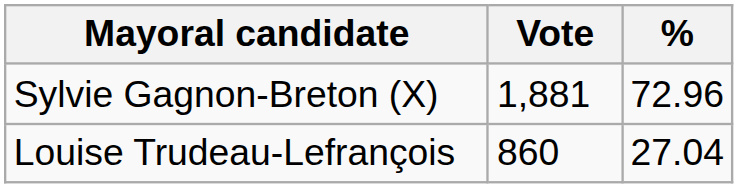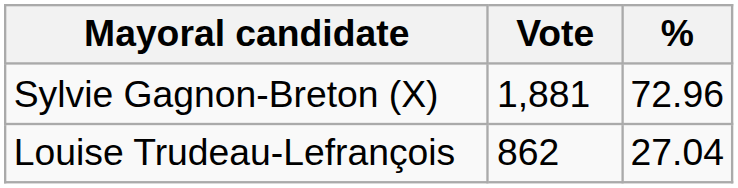(528, 152) 860 -> (528, 152) 862
